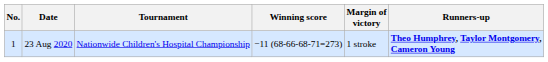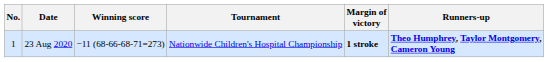columns swapped: (163, 17) <-> (298, 17)
(361, 44) normal -> (362, 44) bold
